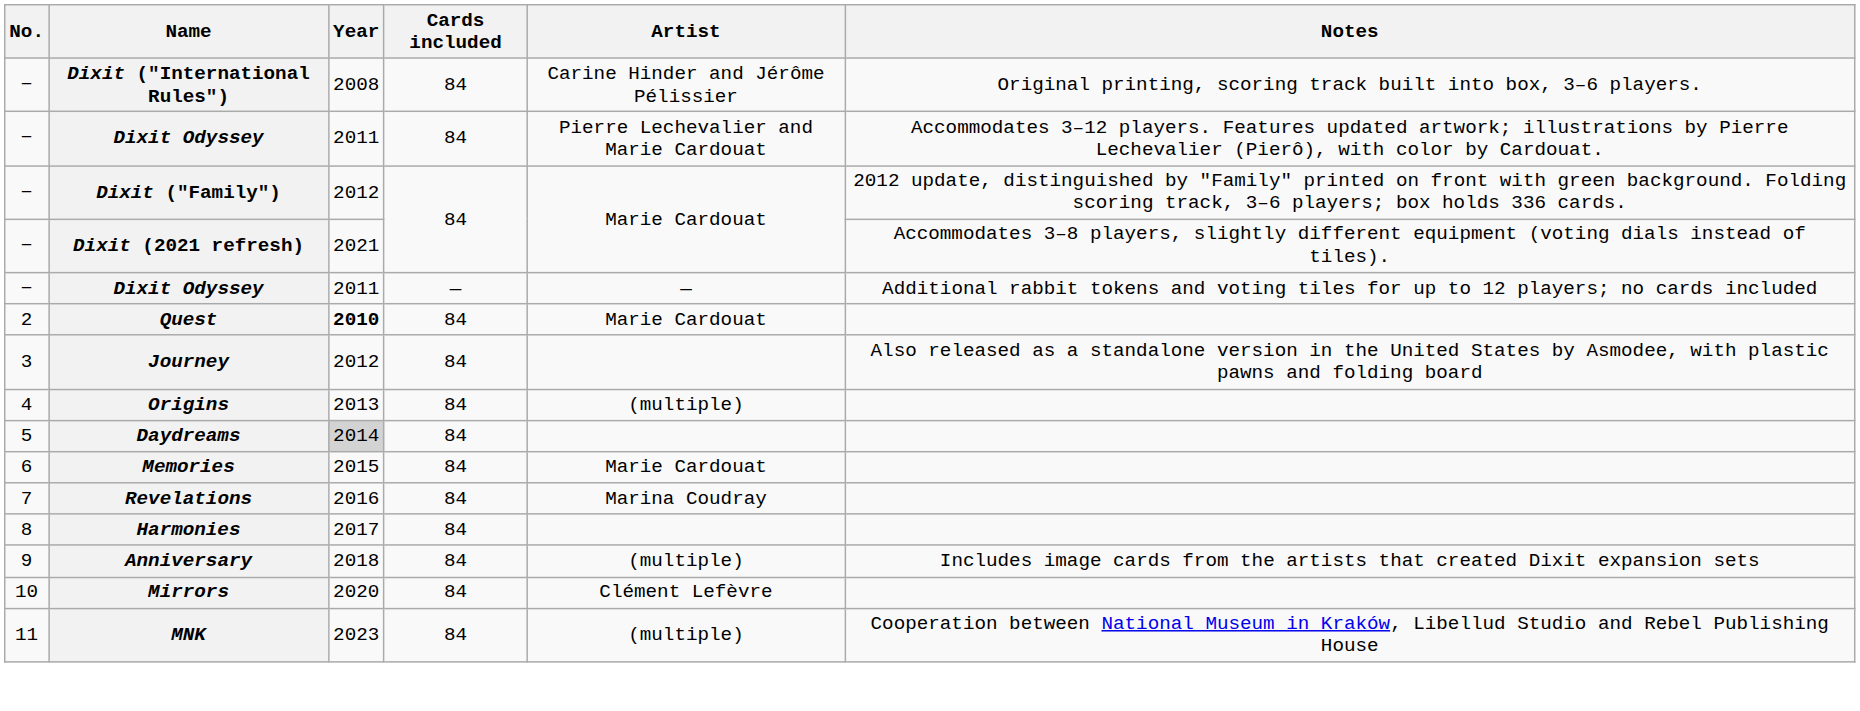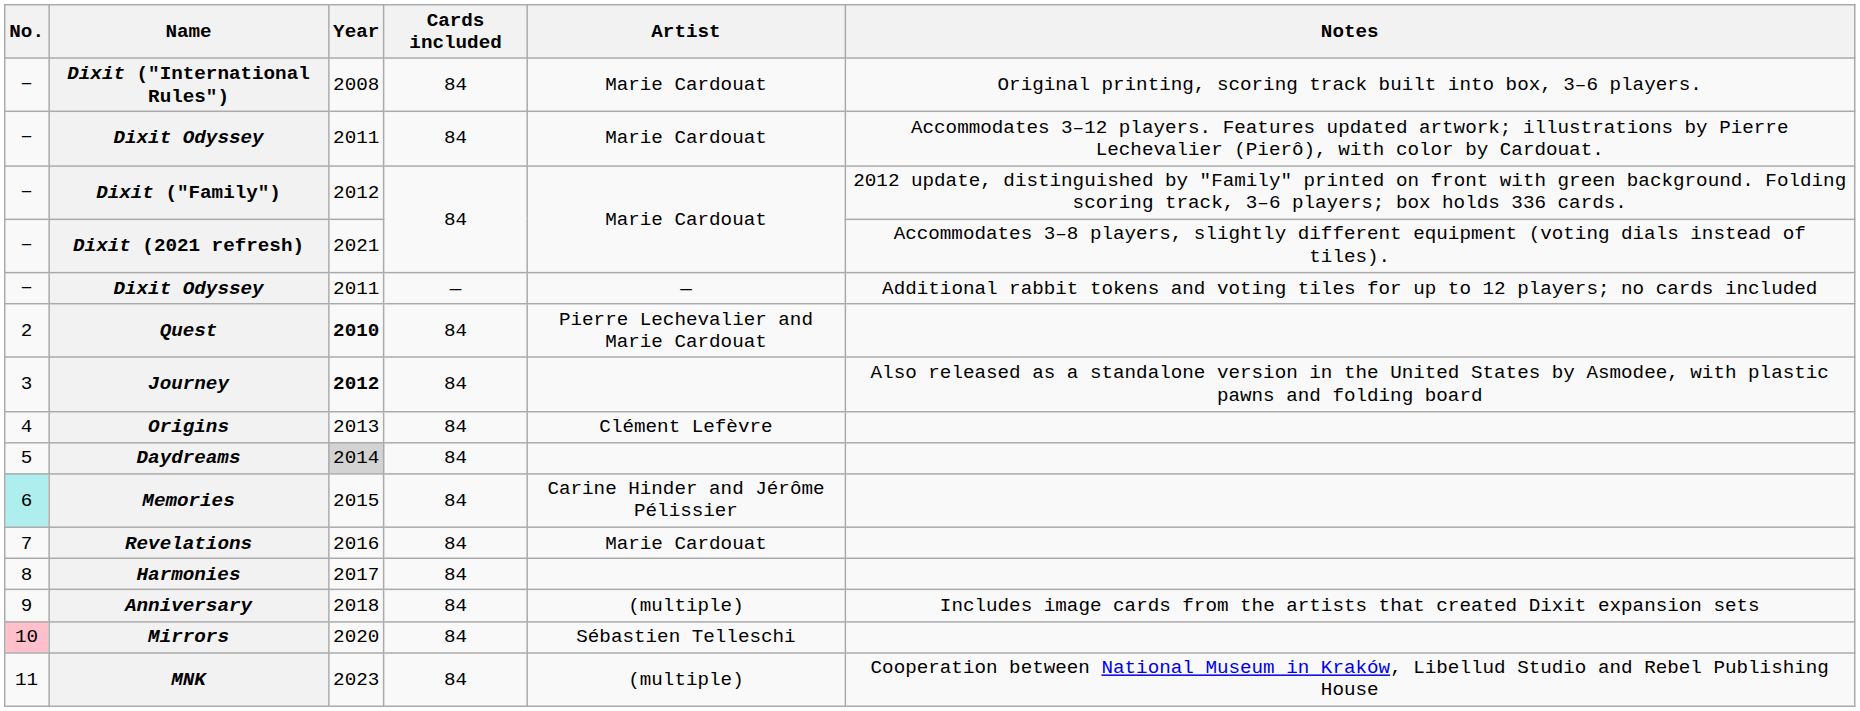(686, 85) Carine Hinder and Jérôme Pélissier -> (686, 85) Marie Cardouat
(686, 139) Pierre Lechevalier and Marie Cardouat -> (686, 139) Marie Cardouat
(686, 320) Marie Cardouat -> (686, 331) Pierre Lechevalier and Marie Cardouat
(356, 362) normal -> (356, 384) bold
(686, 404) (multiple) -> (686, 427) Clément Lefèvre
(27, 467) no background -> (27, 500) paleturquoise background
(686, 467) Marie Cardouat -> (686, 500) Carine Hinder and Jérôme Pélissier
(686, 499) Marina Coudray -> (686, 543) Marie Cardouat
(27, 593) no background -> (27, 637) pink background
(686, 593) Clément Lefèvre -> (686, 637) Sébastien Telleschi
